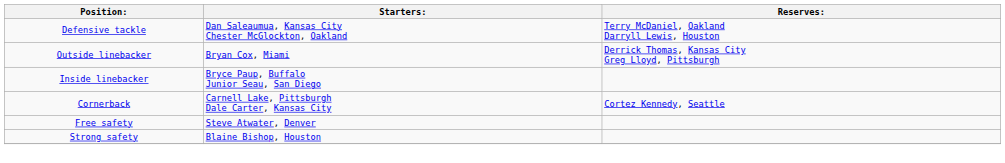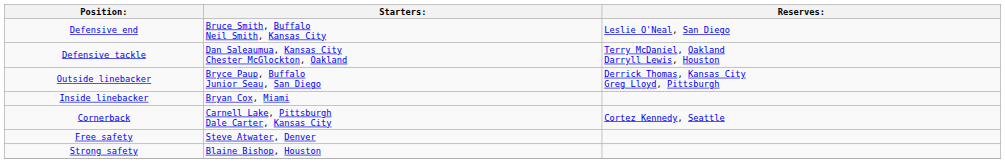+ row: (104, 31)
(248, 55) Bryan Cox, Miami -> (263, 79) Bryce Paup, Buffalo Junior Seau, San Diego
(263, 79) Bryce Paup, Buffalo Junior Seau, San Diego -> (248, 98) Bryan Cox, Miami
